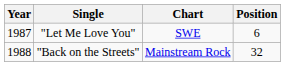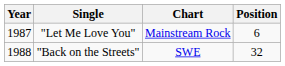(188, 33) SWE -> (188, 33) Mainstream Rock
(188, 52) Mainstream Rock -> (188, 52) SWE
